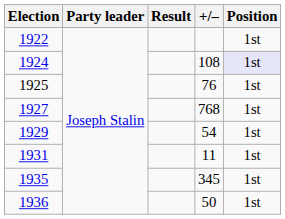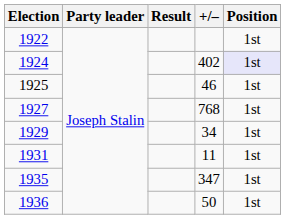(209, 62) 108 -> (209, 62) 402
(209, 86) 76 -> (209, 86) 46
(209, 132) 54 -> (209, 132) 34
(209, 179) 345 -> (209, 179) 347
